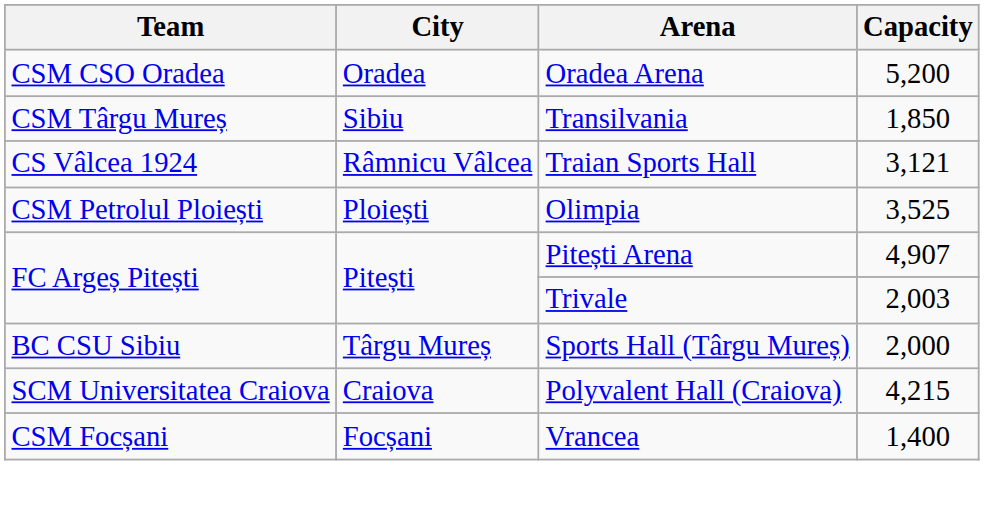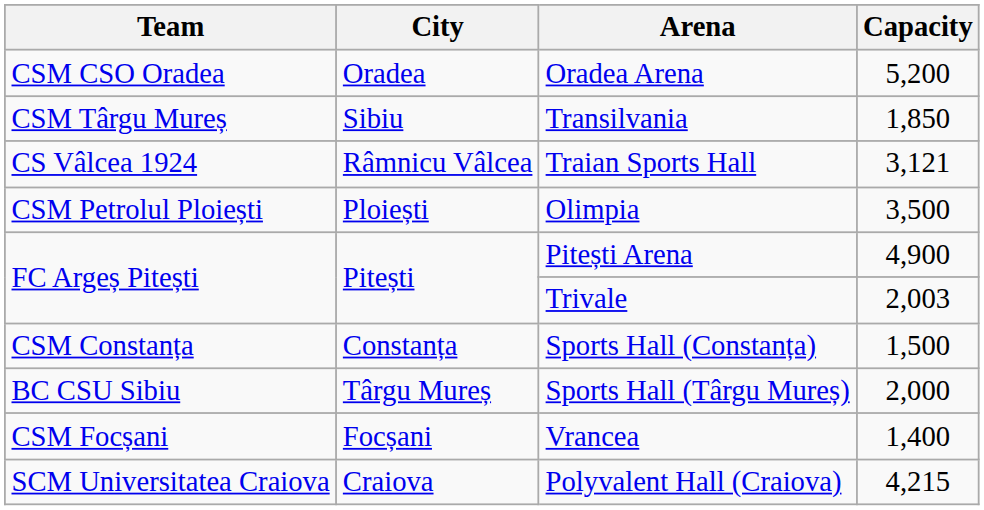(918, 208) 3,525 -> (918, 208) 3,500
(918, 254) 4,907 -> (918, 254) 4,900
+ row: (681, 345)
rows swapped: (592, 436) <-> (694, 390)
